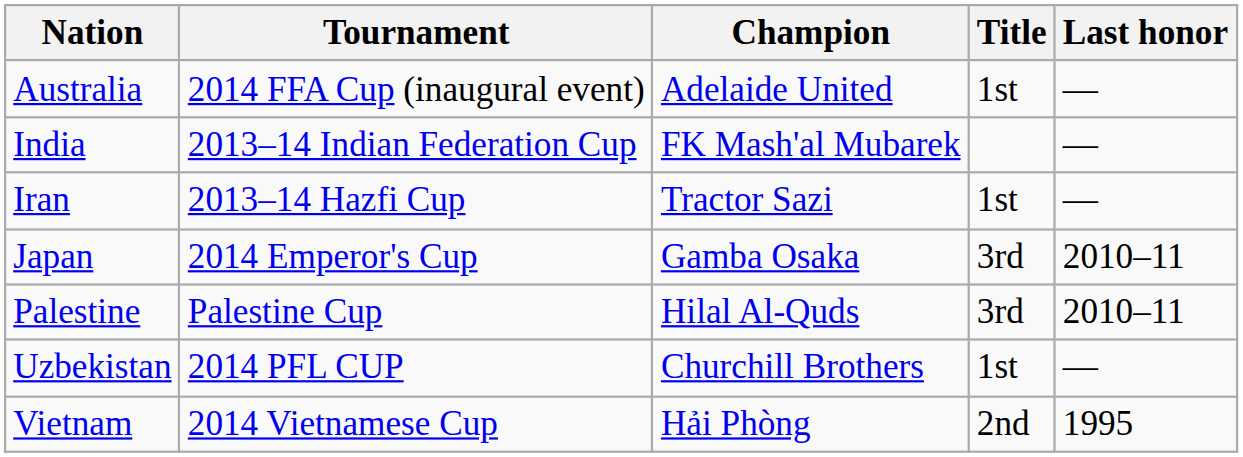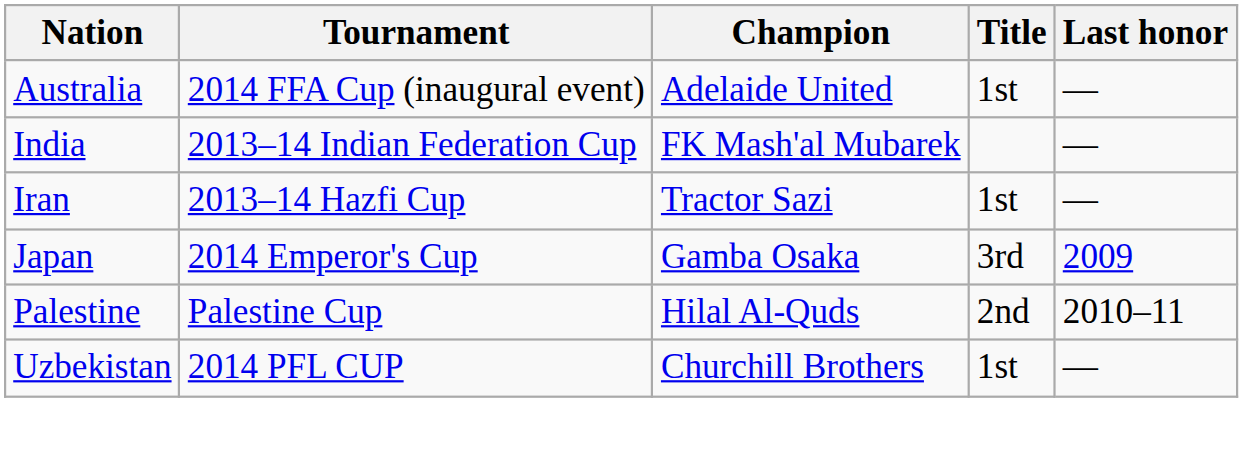(1124, 255) 2010–11 -> (1098, 255) 2009
(1000, 311) 3rd -> (1003, 311) 2nd
- row: (73, 423)
